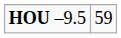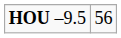(103, 18) 59 -> (103, 18) 56
